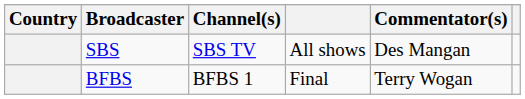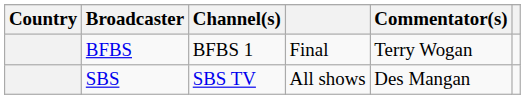rows swapped: (103, 49) <-> (109, 79)
